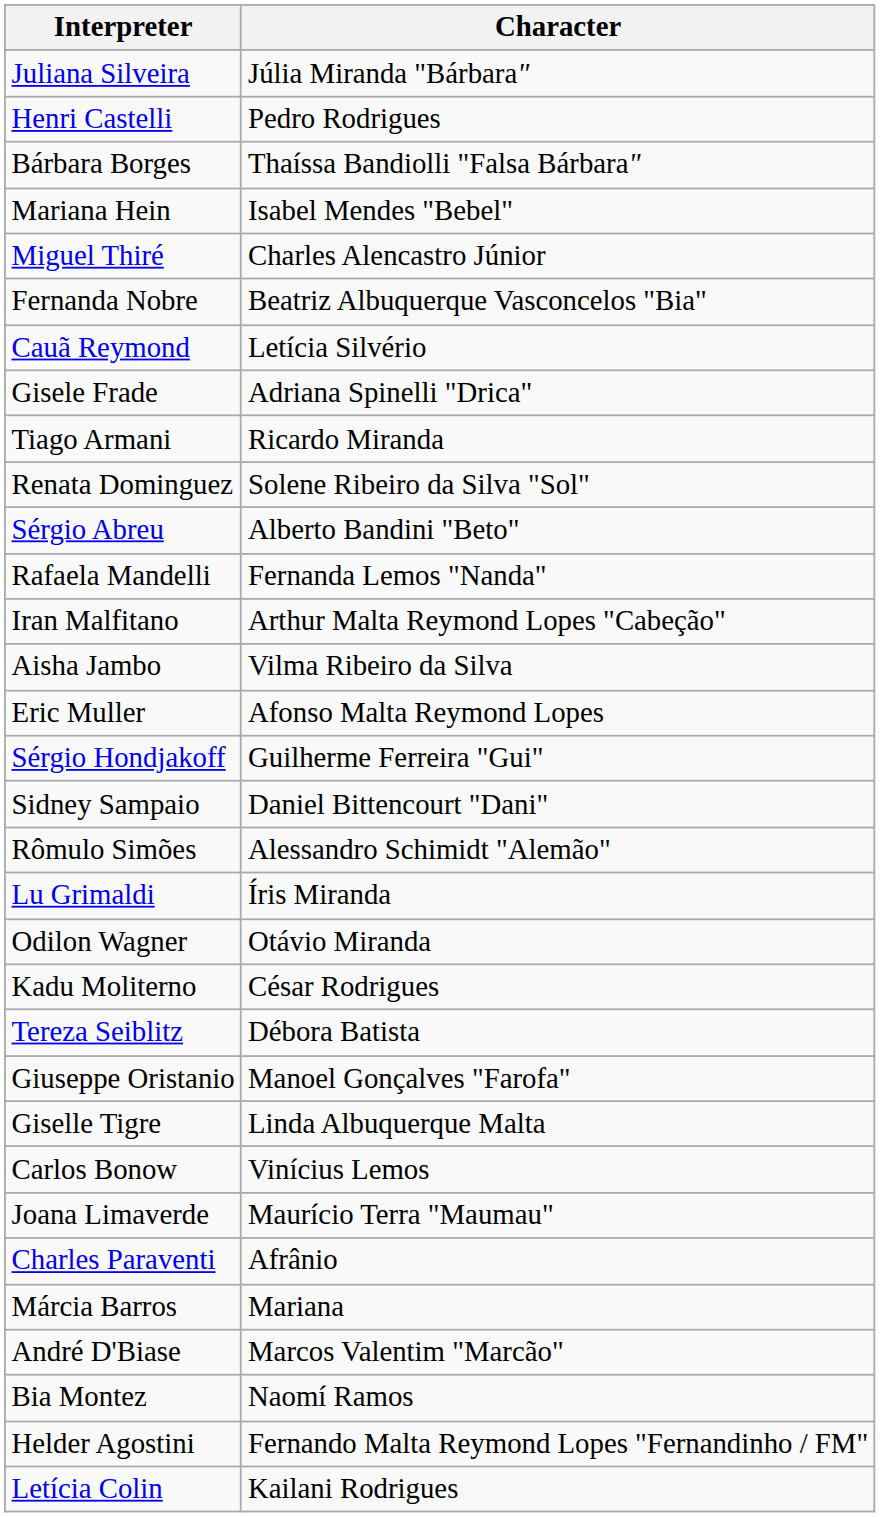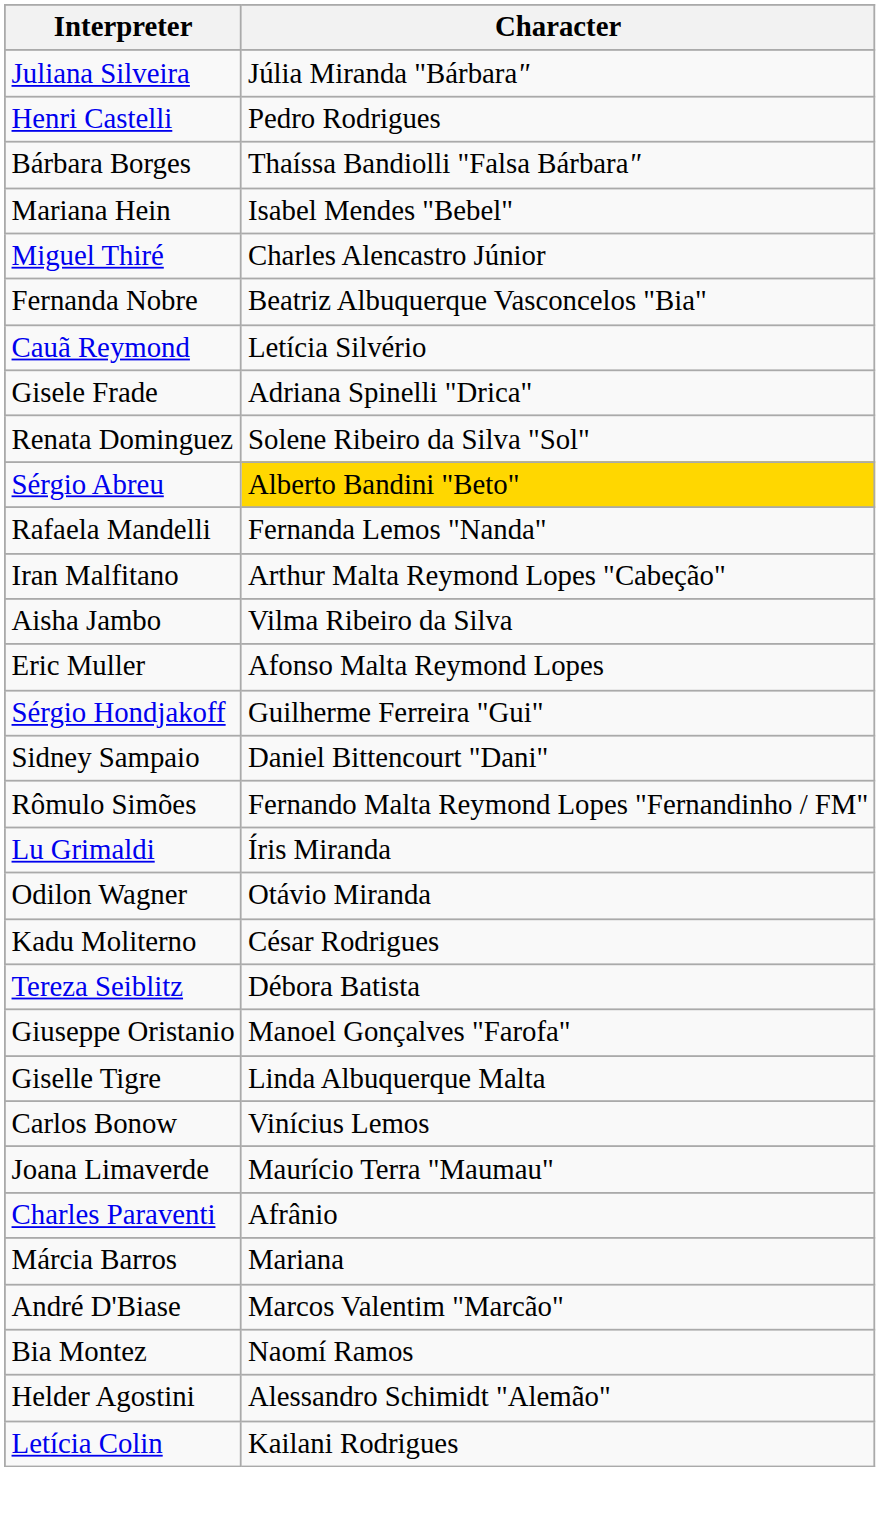- row: (91, 438)
(384, 529) no background -> (384, 484) gold background
(429, 849) Alessandro Schimidt "Alemão" -> (558, 803) Fernando Malta Reymond Lopes "Fernandinho / FM"
(558, 1443) Fernando Malta Reymond Lopes "Fernandinho / FM" -> (429, 1397) Alessandro Schimidt "Alemão"
